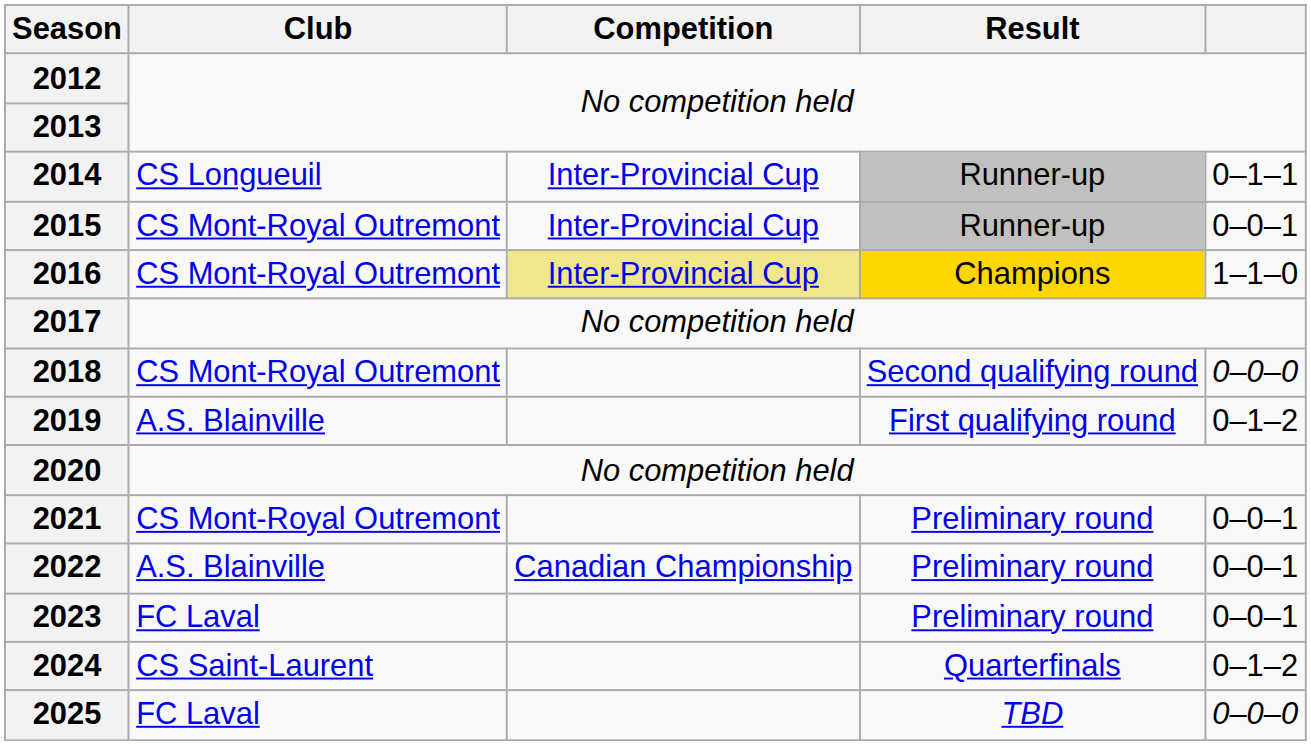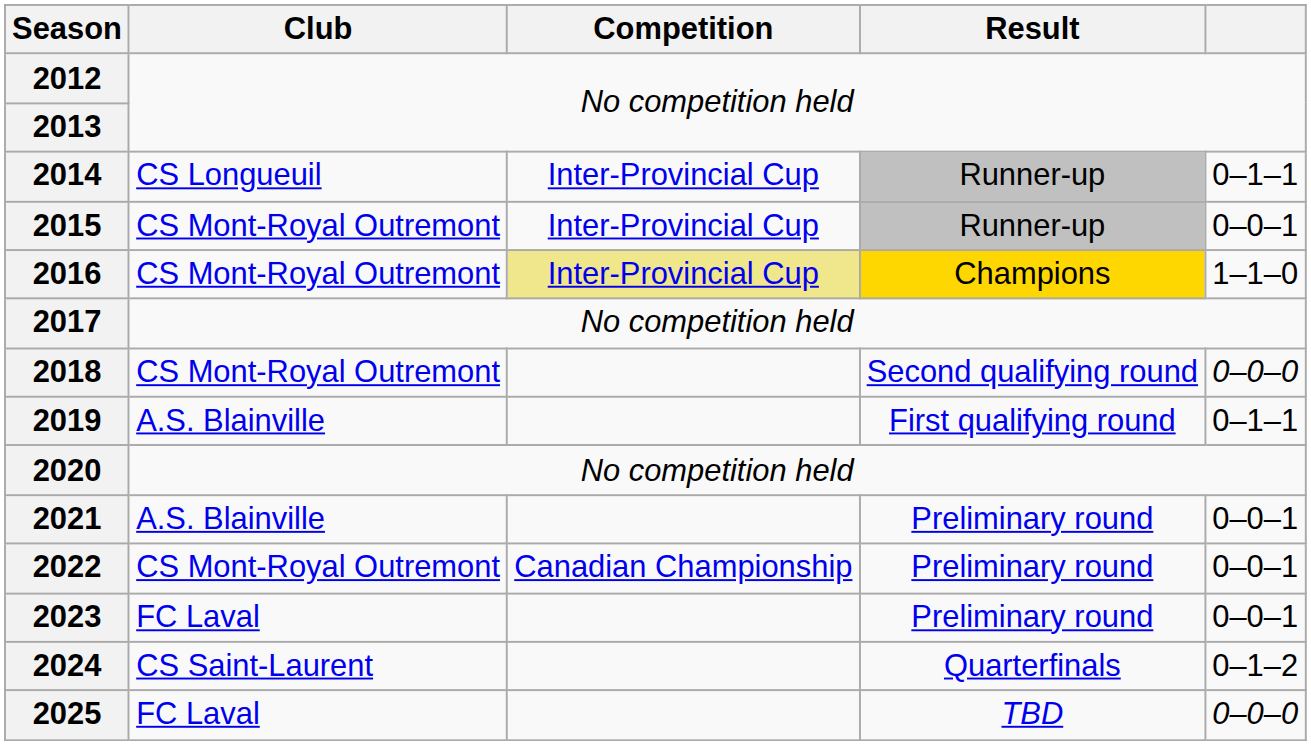(1255, 420) 0–1–2 -> (1255, 420) 0–1–1
(318, 518) CS Mont-Royal Outremont -> (231, 518) A.S. Blainville
(231, 567) A.S. Blainville -> (318, 567) CS Mont-Royal Outremont
